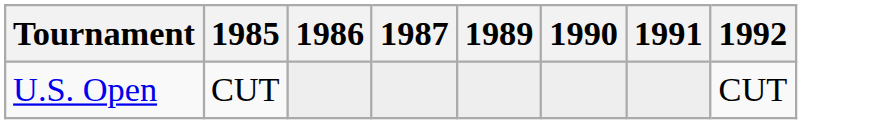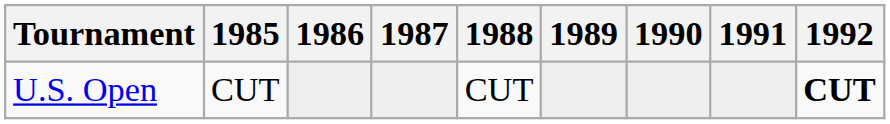+ column: (499, 33)
(753, 89) normal -> (839, 89) bold
